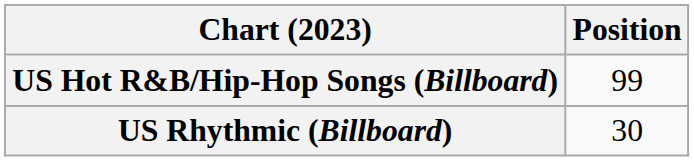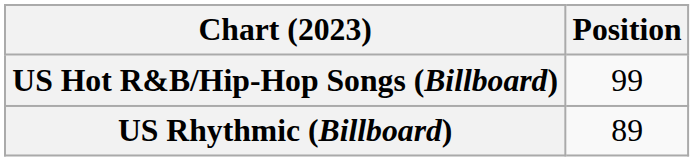(627, 130) 30 -> (627, 130) 89
